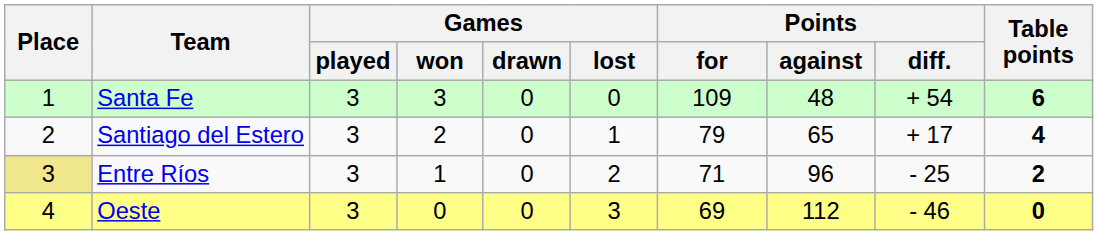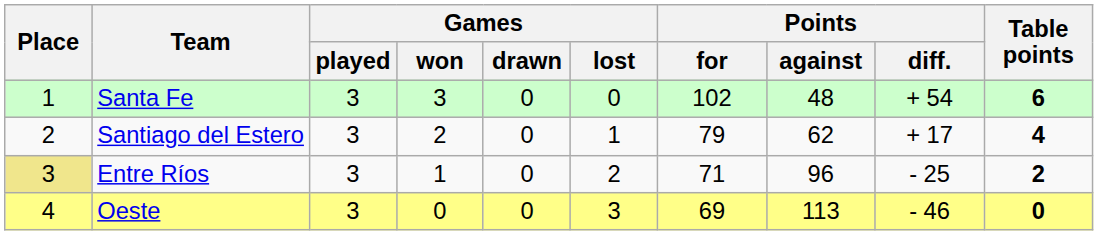(712, 98) 109 -> (712, 98) 102
(821, 135) 65 -> (821, 135) 62
(821, 211) 112 -> (821, 211) 113
